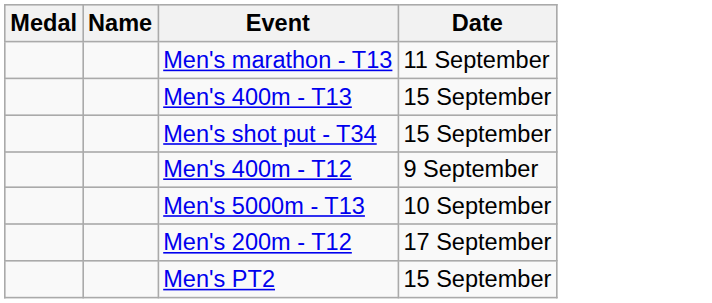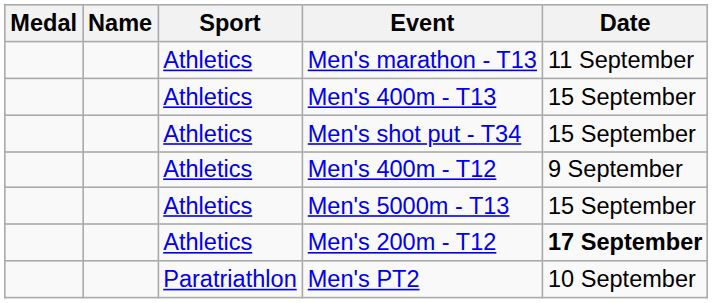+ column: (230, 23)
(477, 206) 10 September -> (622, 206) 15 September
(477, 242) normal -> (625, 242) bold
(477, 279) 15 September -> (622, 279) 10 September
